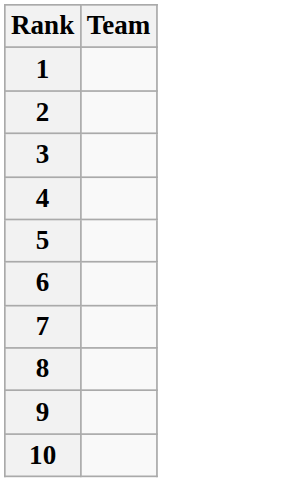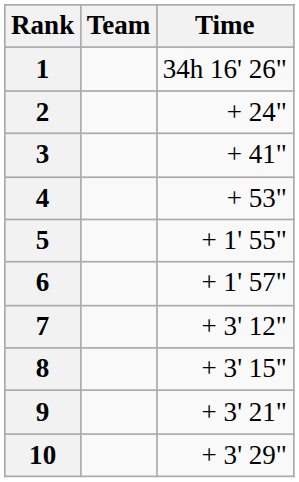+ column: (225, 25)
